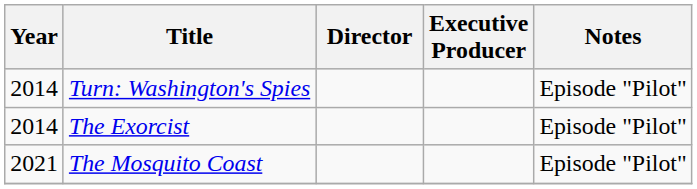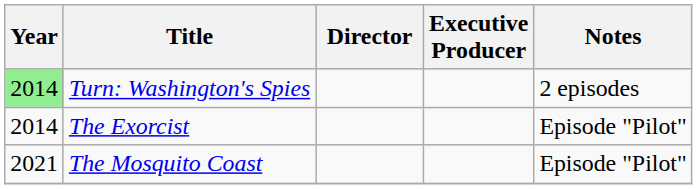(34, 88) no background -> (34, 88) lightgreen background
(613, 88) Episode "Pilot" -> (589, 88) 2 episodes
